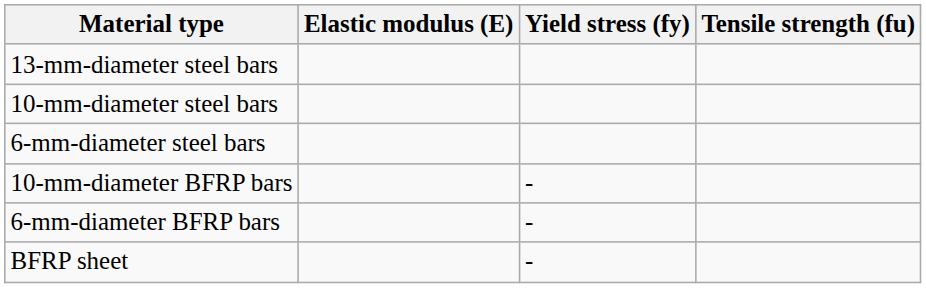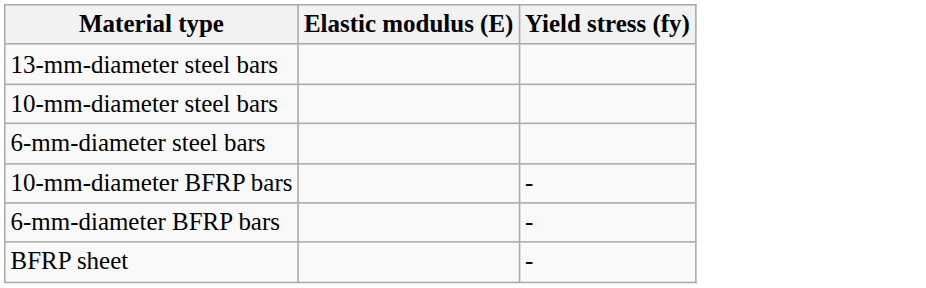- column: (808, 24)
